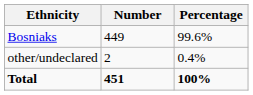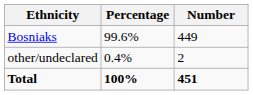columns swapped: (138, 15) <-> (211, 15)
